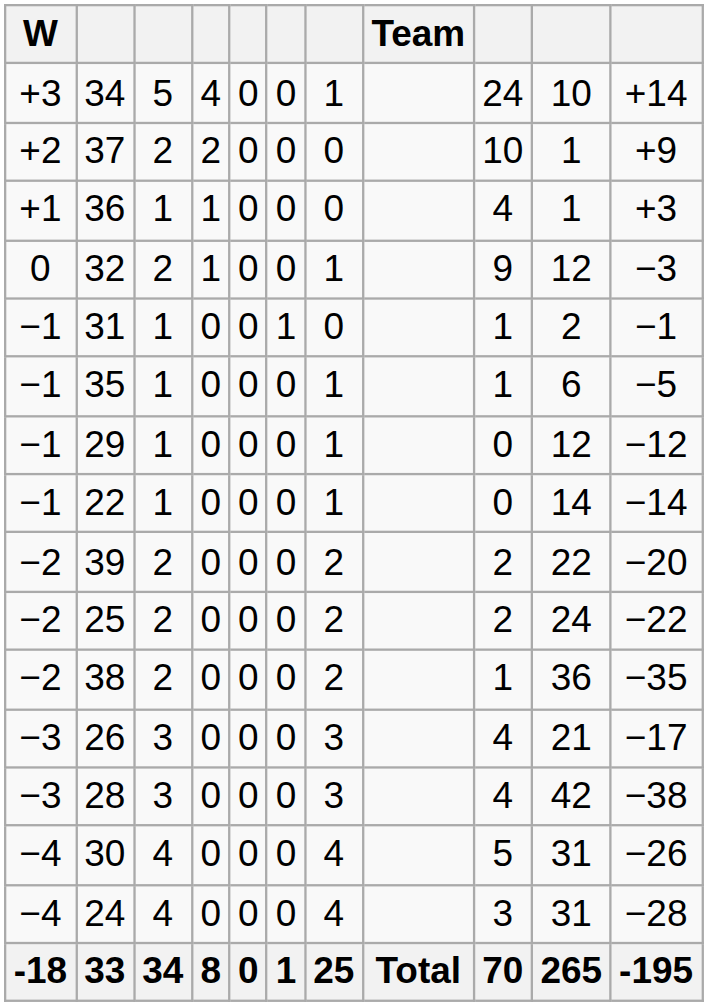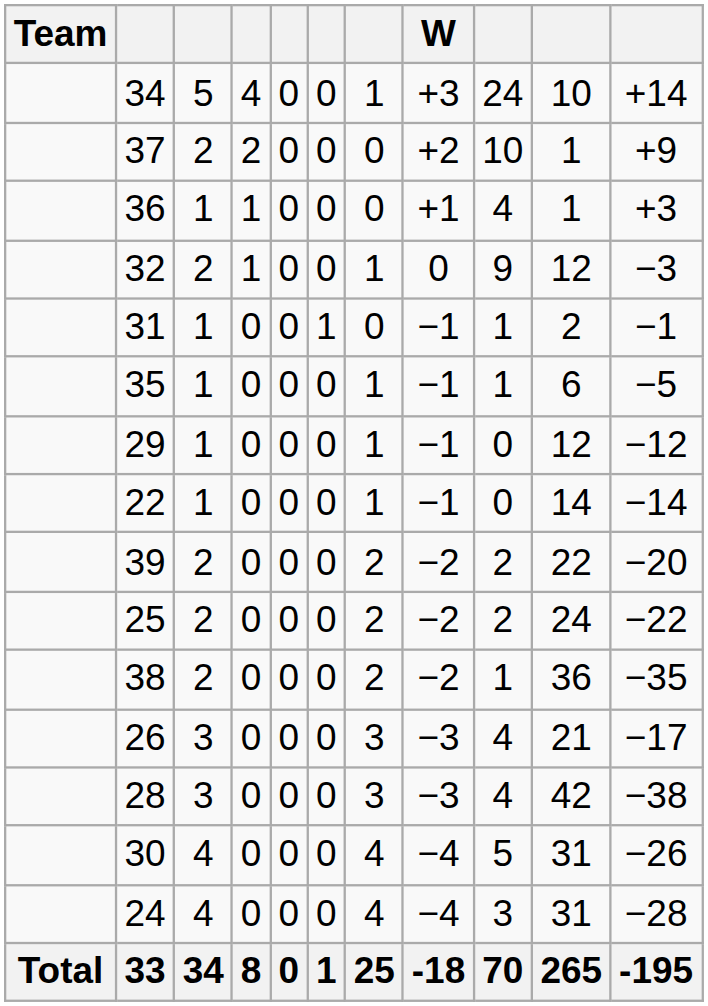columns swapped: (418, 33) <-> (40, 33)
